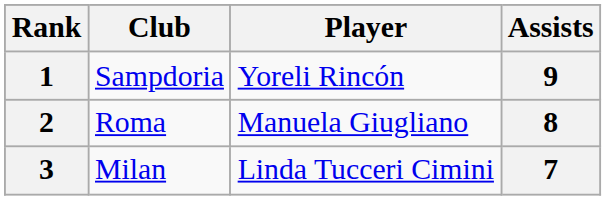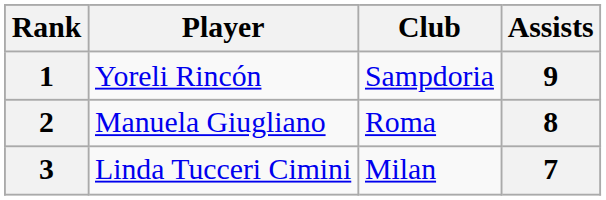columns swapped: (366, 28) <-> (159, 28)
